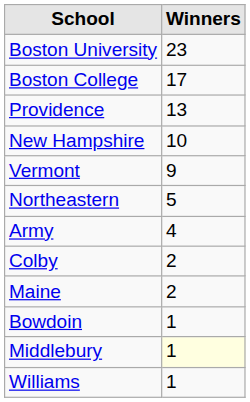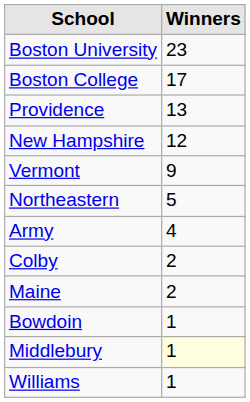(177, 140) 10 -> (177, 140) 12
